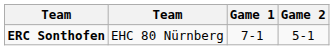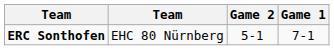columns swapped: (252, 15) <-> (303, 15)
